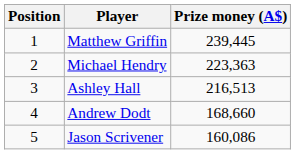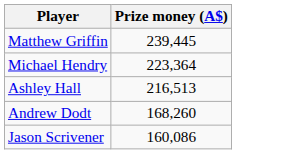- column: (34, 16)
(231, 64) 223,363 -> (171, 64) 223,364
(231, 112) 168,660 -> (171, 112) 168,260
